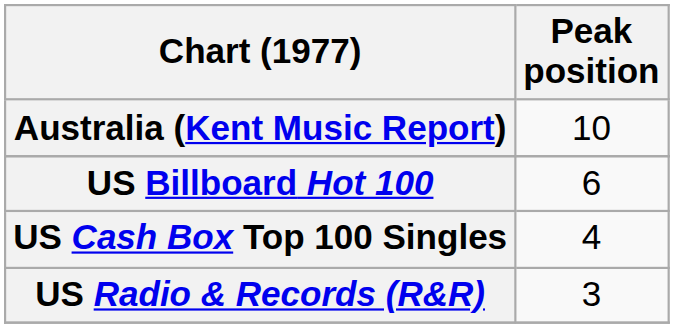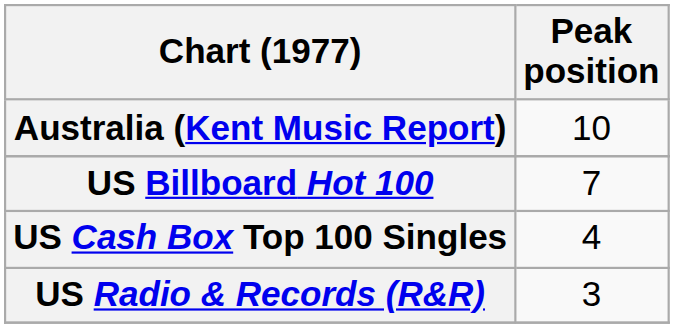(591, 182) 6 -> (591, 182) 7
